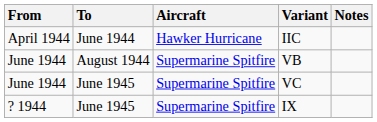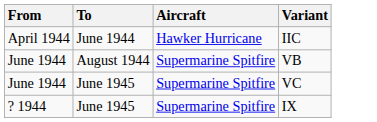- column: (351, 15)
